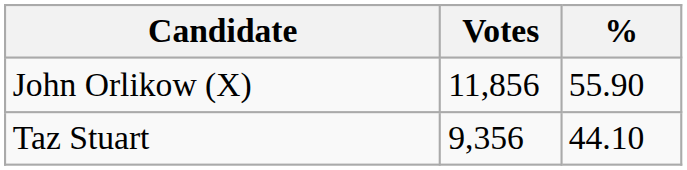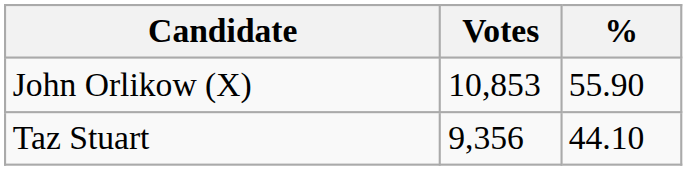(494, 84) 11,856 -> (494, 84) 10,853
